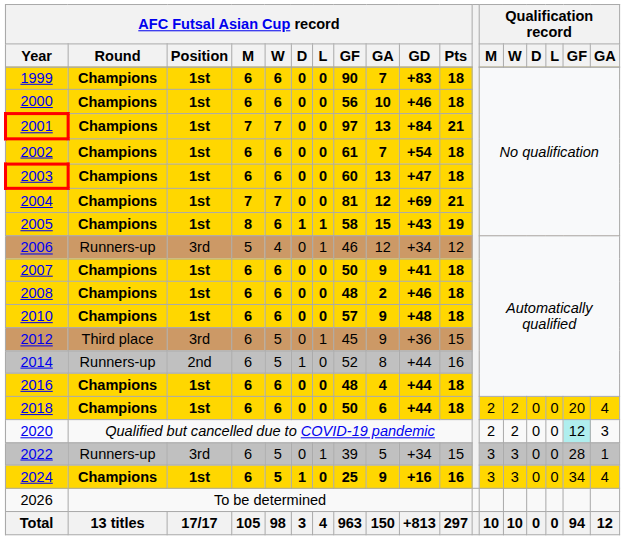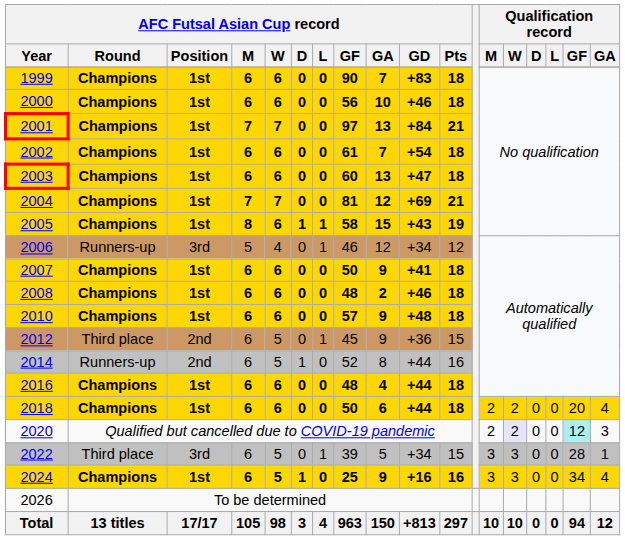(199, 339) 3rd -> (200, 339) 2nd
(515, 431) no background -> (515, 431) lavender background
(118, 454) Runners-up -> (118, 454) Third place
